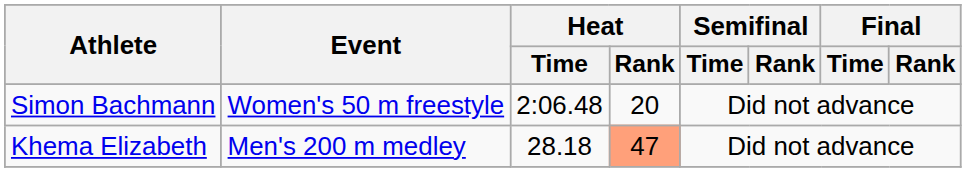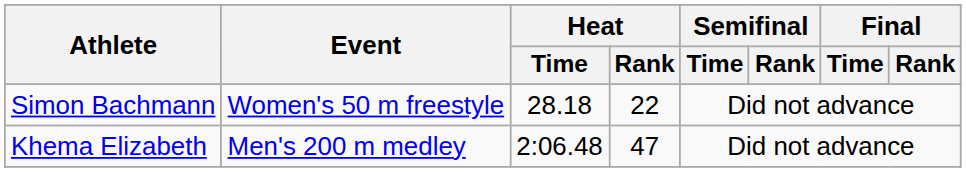(560, 105) 2:06.48 -> (560, 105) 28.18
(645, 105) 20 -> (645, 105) 22
(560, 146) 28.18 -> (560, 146) 2:06.48
(645, 146) lightsalmon background -> (645, 146) no background
